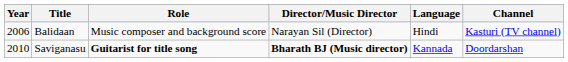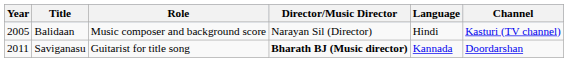(18, 31) 2006 -> (18, 31) 2005
(18, 48) 2010 -> (18, 48) 2011
(144, 48) bold -> (140, 48) normal
